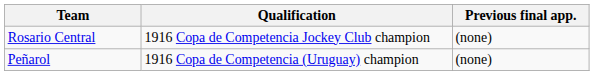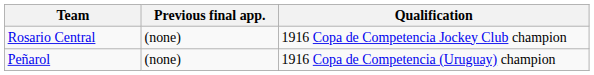columns swapped: (297, 15) <-> (521, 15)
